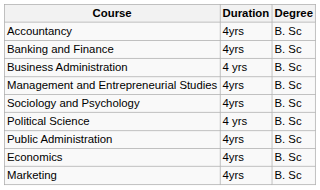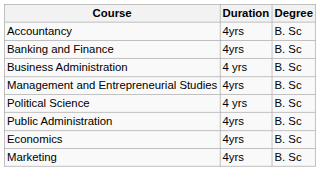- row: (73, 103)
